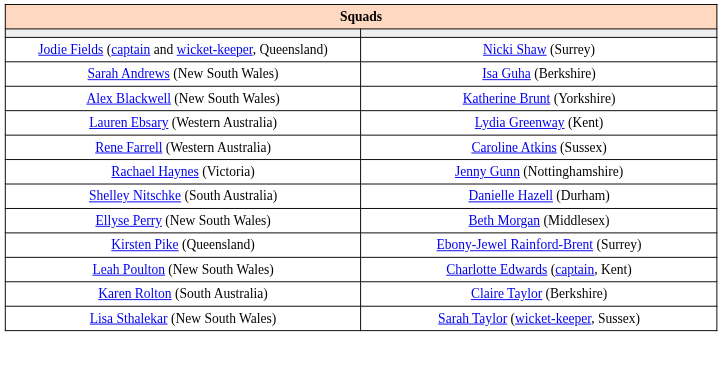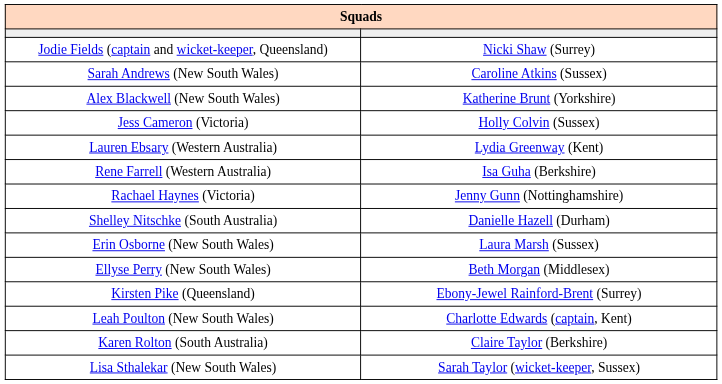(539, 74) Isa Guha (Berkshire) -> (539, 74) Caroline Atkins (Sussex)
+ row: (183, 122)
(539, 147) Caroline Atkins (Sussex) -> (539, 171) Isa Guha (Berkshire)
+ row: (183, 245)
